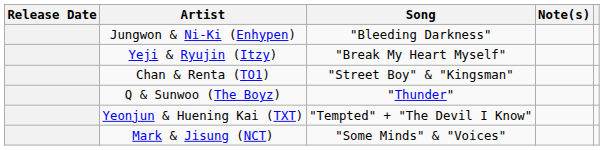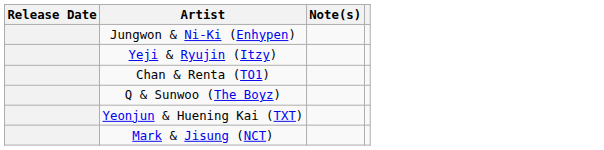- column: (421, 15)
